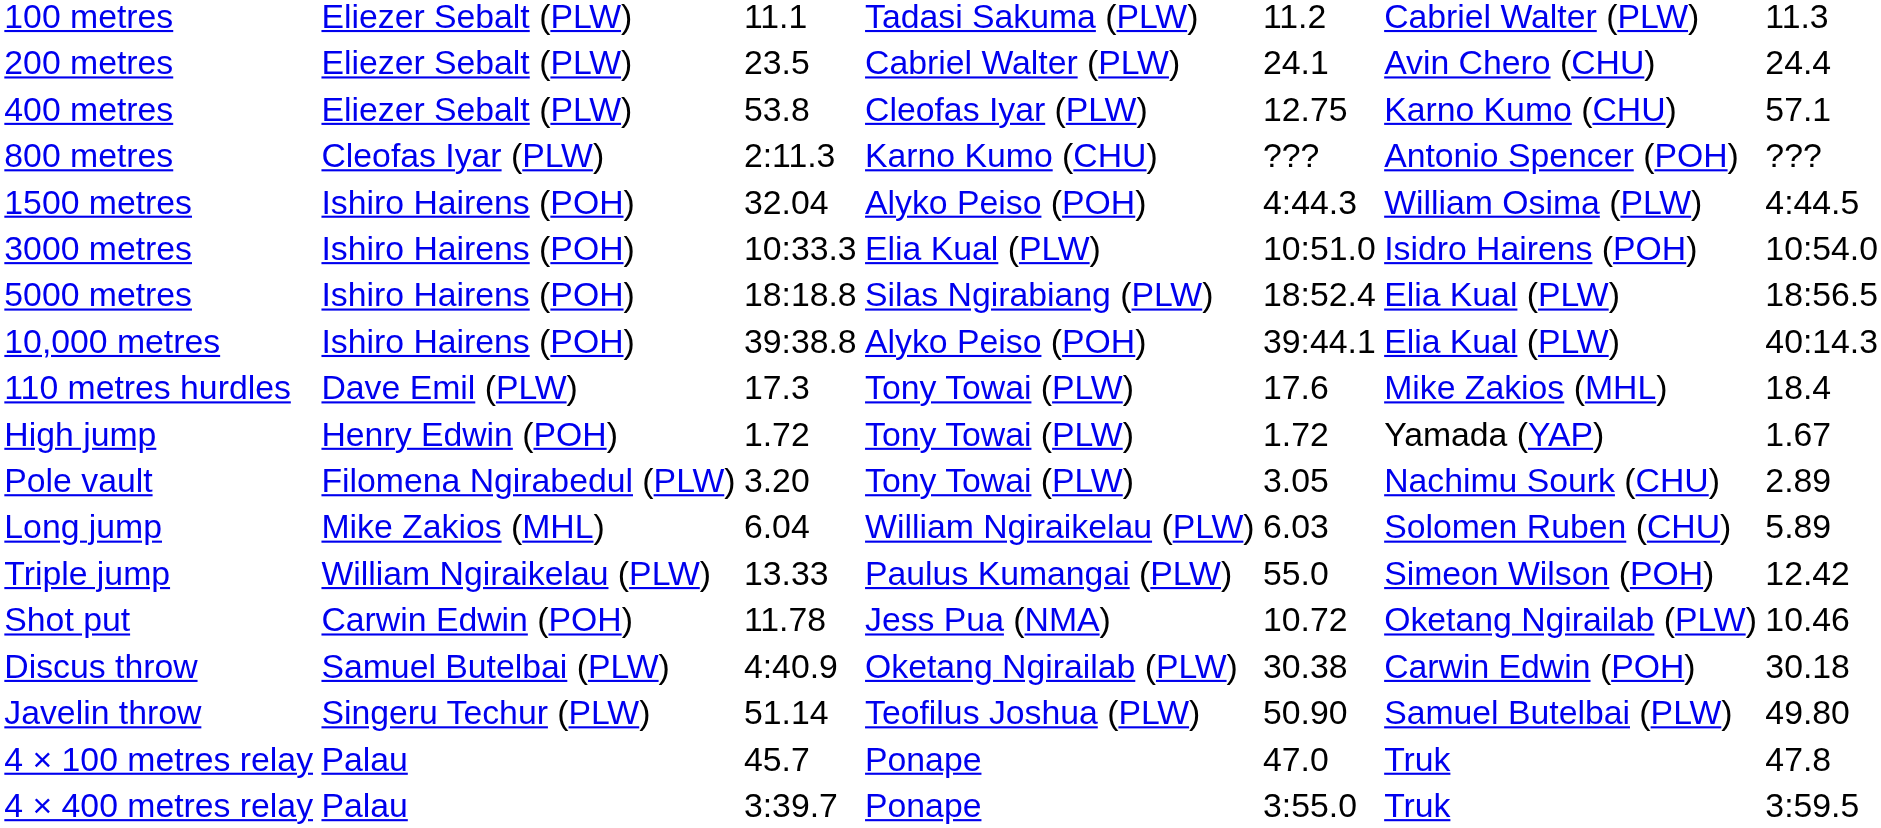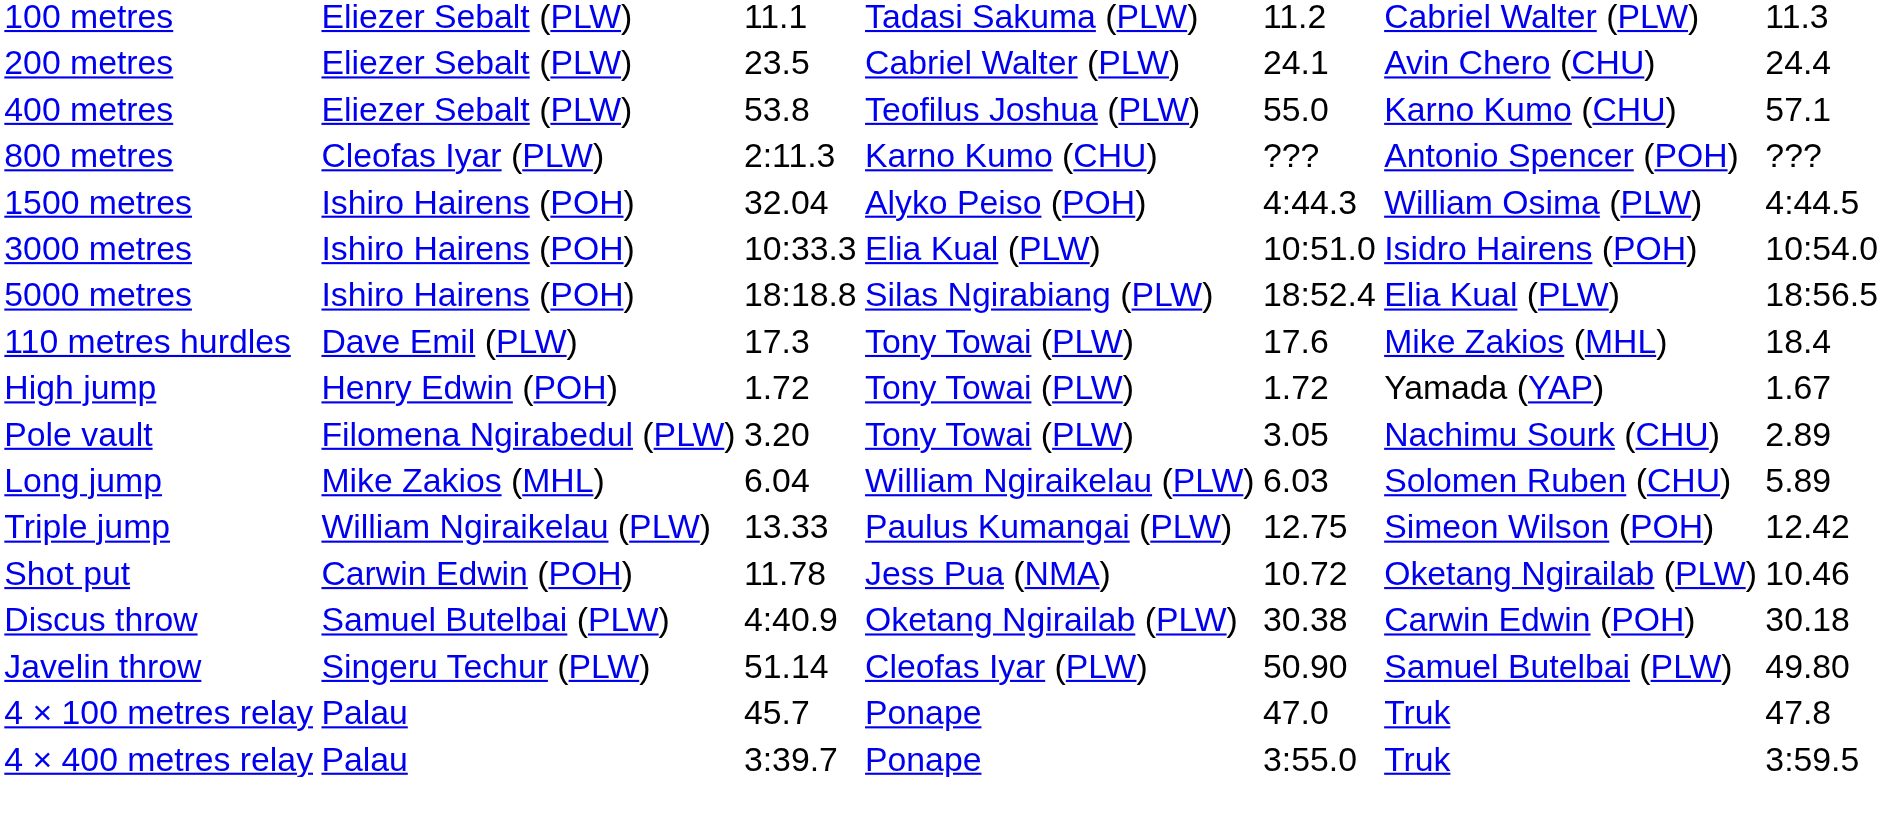(1006, 109) Cleofas Iyar (PLW) -> (1033, 109) Teofilus Joshua (PLW)
(1305, 109) 12.75 -> (1296, 109) 55.0
- row: (112, 341)
(1296, 573) 55.0 -> (1305, 527) 12.75
(1033, 713) Teofilus Joshua (PLW) -> (1006, 666) Cleofas Iyar (PLW)
